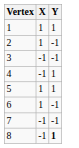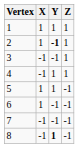+ column: (68, 12)
(55, 43) normal -> (55, 43) bold
